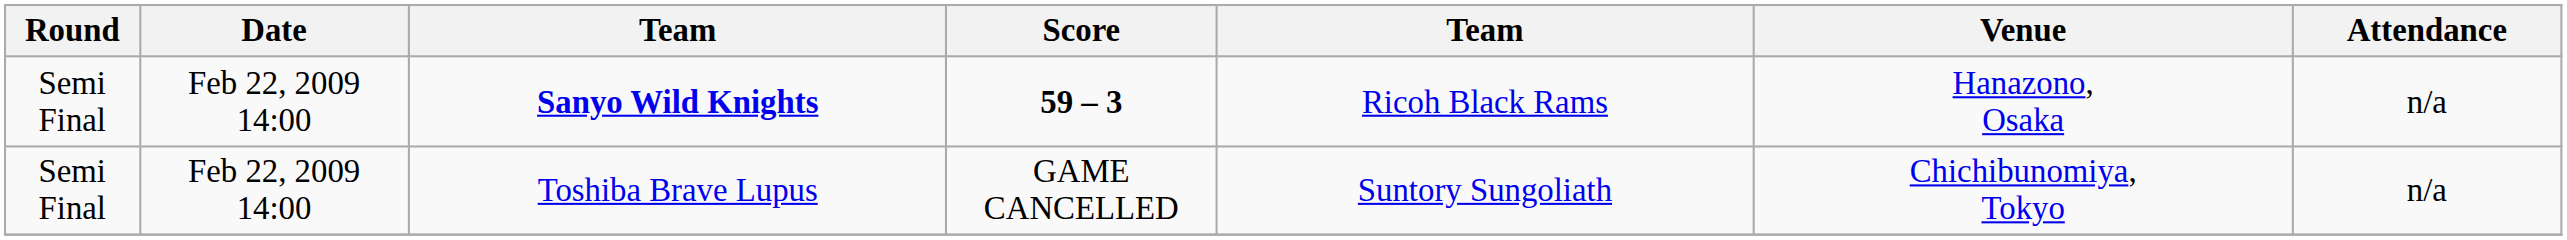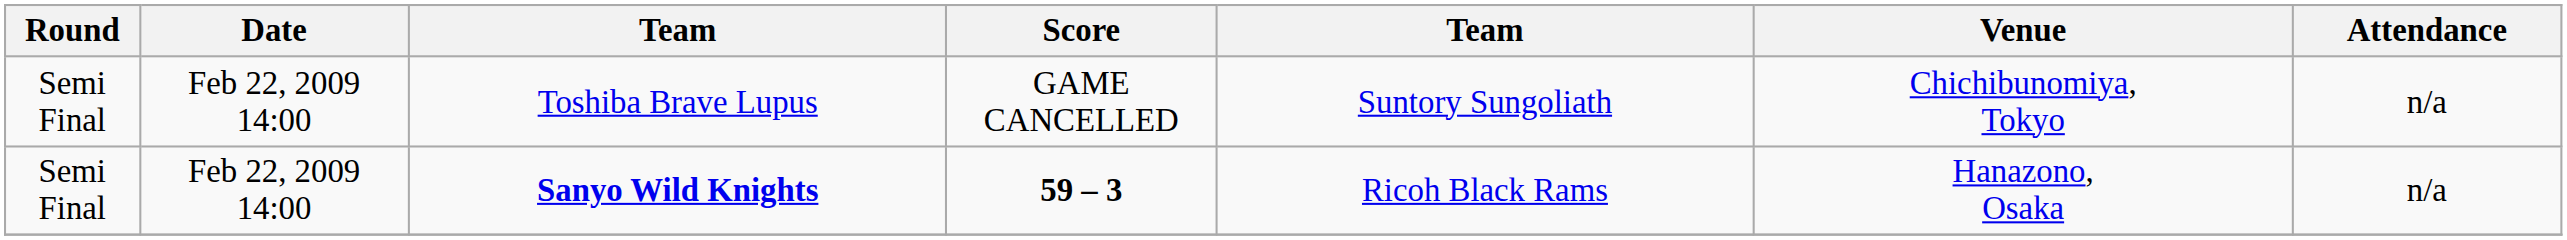rows swapped: (678, 189) <-> (678, 100)
